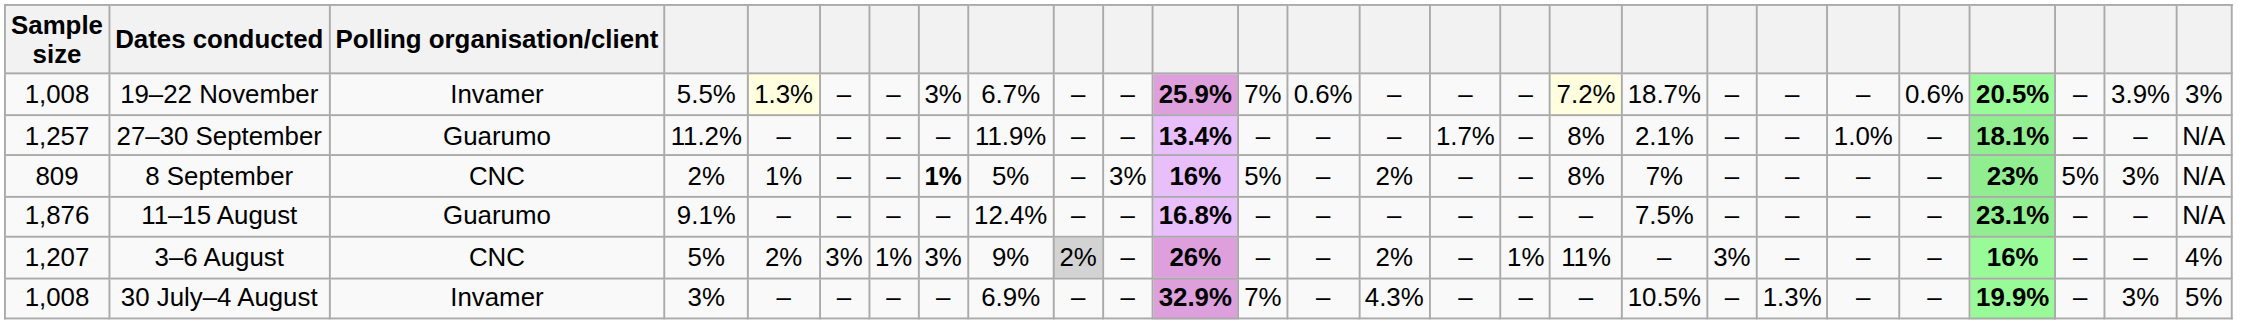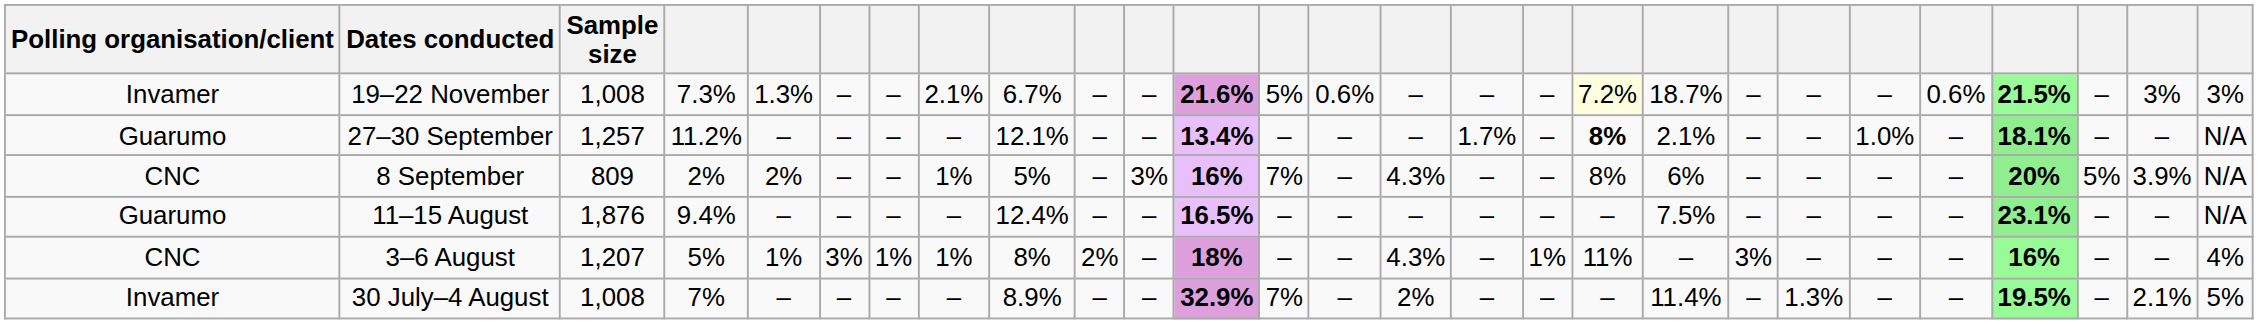columns swapped: (497, 39) <-> (57, 39)
(706, 94) 5.5% -> (706, 94) 7.3%
(784, 94) lightyellow background -> (784, 94) no background
(943, 94) 3% -> (954, 94) 2.1%
(1195, 94) 25.9% -> (1217, 94) 21.6%
(1263, 94) 7% -> (1284, 94) 5%
(2013, 94) 20.5% -> (2034, 94) 21.5%
(2141, 94) 3.9% -> (2162, 94) 3%
(1011, 135) 11.9% -> (1032, 135) 12.1%
(1586, 135) normal -> (1608, 135) bold
(784, 176) 1% -> (784, 176) 2%
(943, 176) bold -> (954, 176) normal
(1263, 176) 5% -> (1284, 176) 7%
(1394, 176) 2% -> (1416, 176) 4.3%
(1664, 176) 7% -> (1686, 176) 6%
(2013, 176) 23% -> (2034, 176) 20%
(2141, 176) 3% -> (2162, 176) 3.9%
(706, 216) 9.1% -> (706, 216) 9.4%
(1195, 216) 16.8% -> (1217, 216) 16.5%
(784, 257) 2% -> (784, 257) 1%
(943, 257) 3% -> (954, 257) 1%
(1011, 257) 9% -> (1032, 257) 8%
(1078, 257) lightgrey background -> (1100, 257) no background
(1195, 257) 26% -> (1217, 257) 18%
(1394, 257) 2% -> (1416, 257) 4.3%
(706, 298) 3% -> (706, 298) 7%
(1011, 298) 6.9% -> (1032, 298) 8.9%
(1394, 298) 4.3% -> (1416, 298) 2%
(1664, 298) 10.5% -> (1686, 298) 11.4%
(2013, 298) 19.9% -> (2034, 298) 19.5%
(2141, 298) 3% -> (2162, 298) 2.1%
